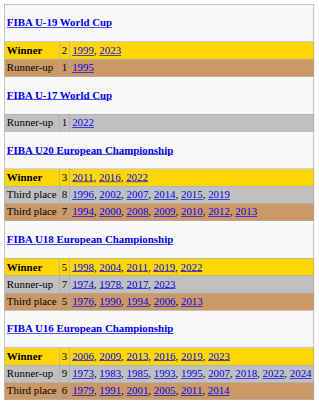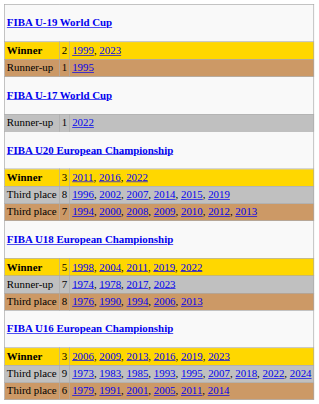(64, 301) 5 -> (64, 301) 8
(30, 373) Runner-up -> (32, 373) Third place
